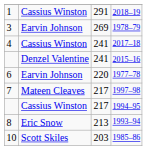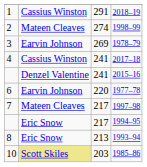+ row: (126, 28)
(54, 106) Cassius Winston -> (42, 122) Eric Snow
(45, 138) no background -> (45, 153) khaki background
